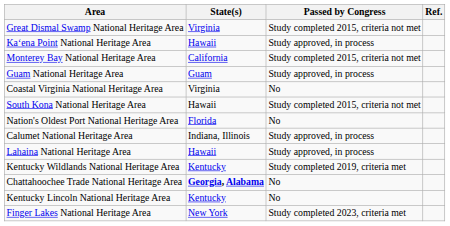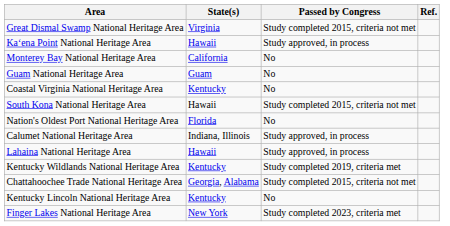(345, 58) Study completed 2015, criteria not met -> (269, 58) No
(321, 74) Study approved, in process -> (269, 74) No
(204, 89) Virginia -> (207, 89) Kentucky
(226, 182) bold -> (223, 182) normal
(274, 182) No -> (340, 182) Study completed 2015, criteria not met
